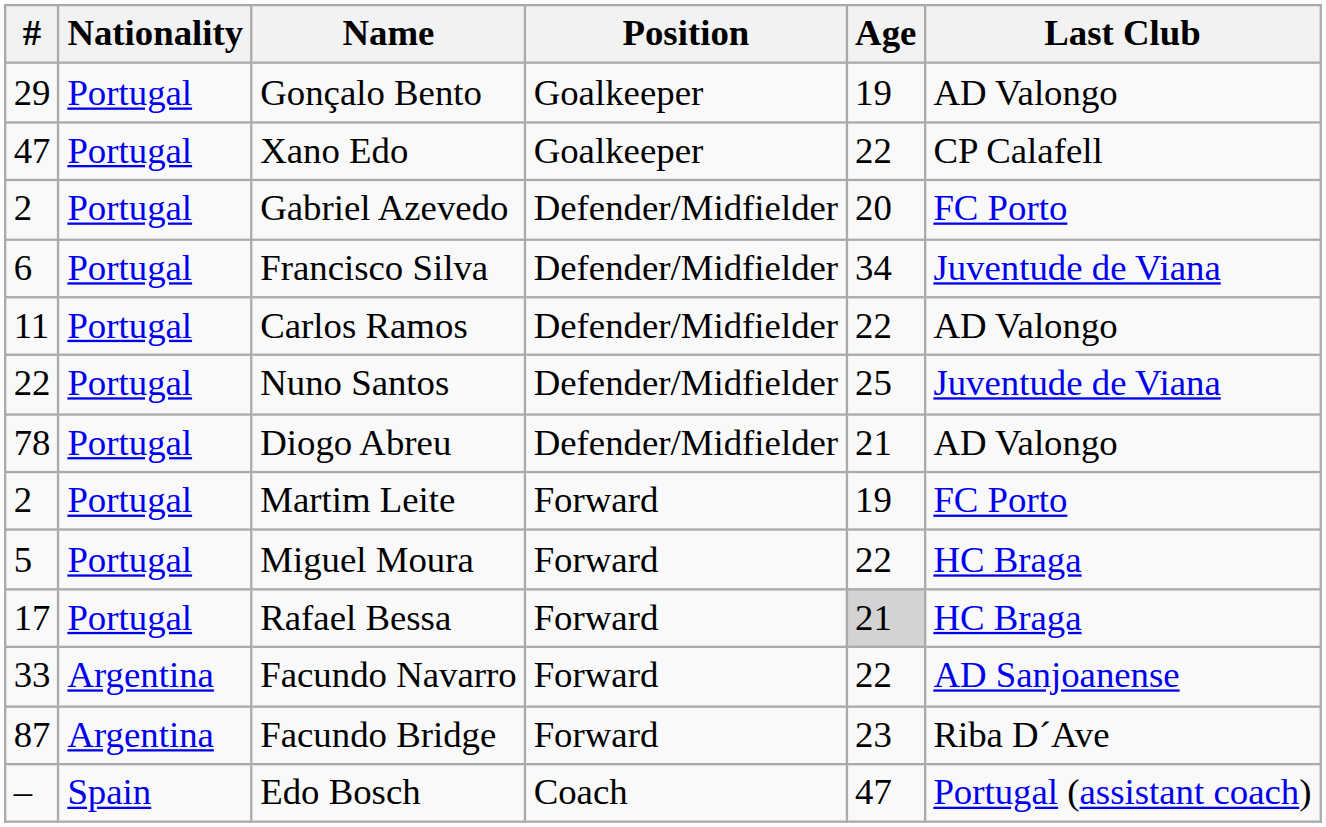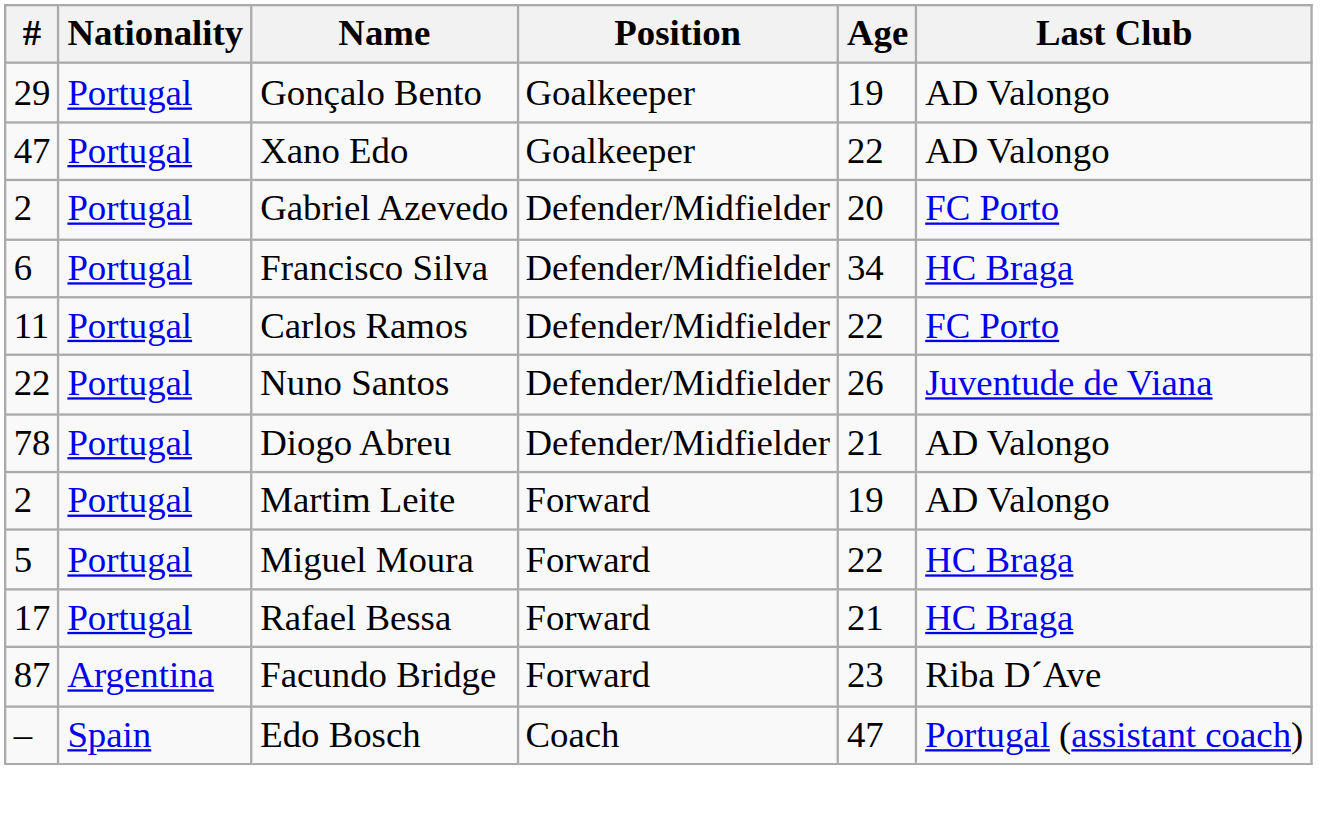(1018, 150) CP Calafell -> (1017, 150) AD Valongo
(1077, 267) Juventude de Viana -> (999, 267) HC Braga
(1026, 325) AD Valongo -> (992, 325) FC Porto
(874, 383) 25 -> (865, 383) 26
(1000, 500) FC Porto -> (1017, 500) AD Valongo
(874, 617) lightgrey background -> (865, 617) no background
- row: (388, 675)
